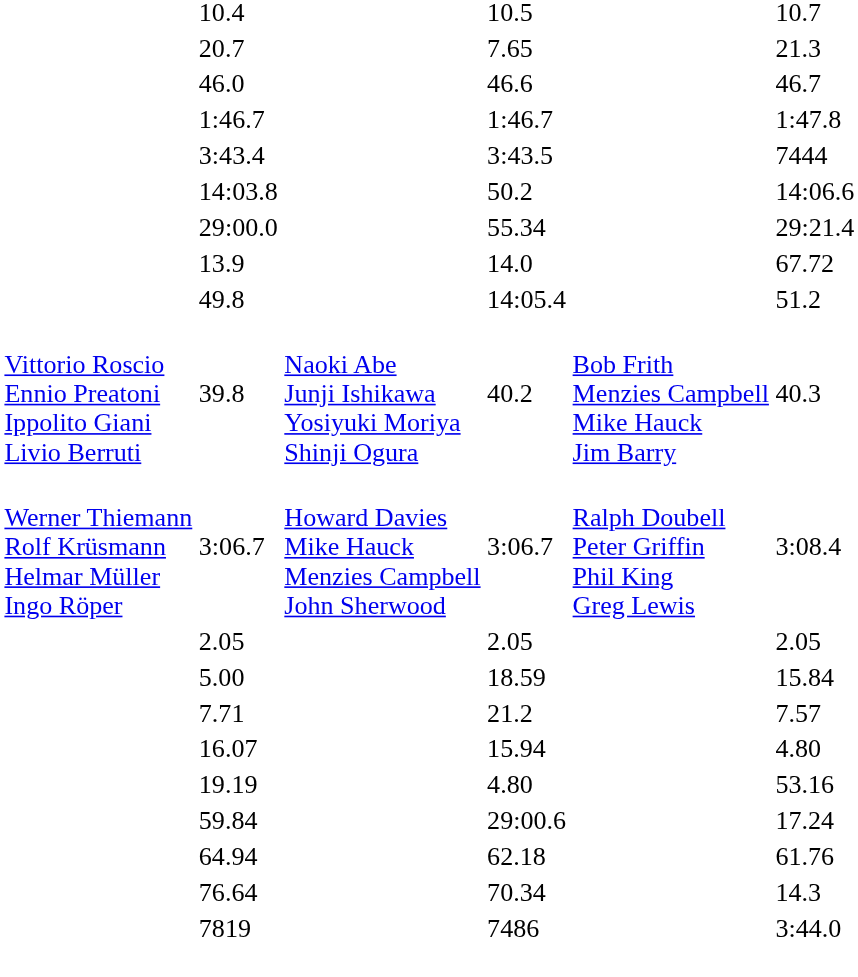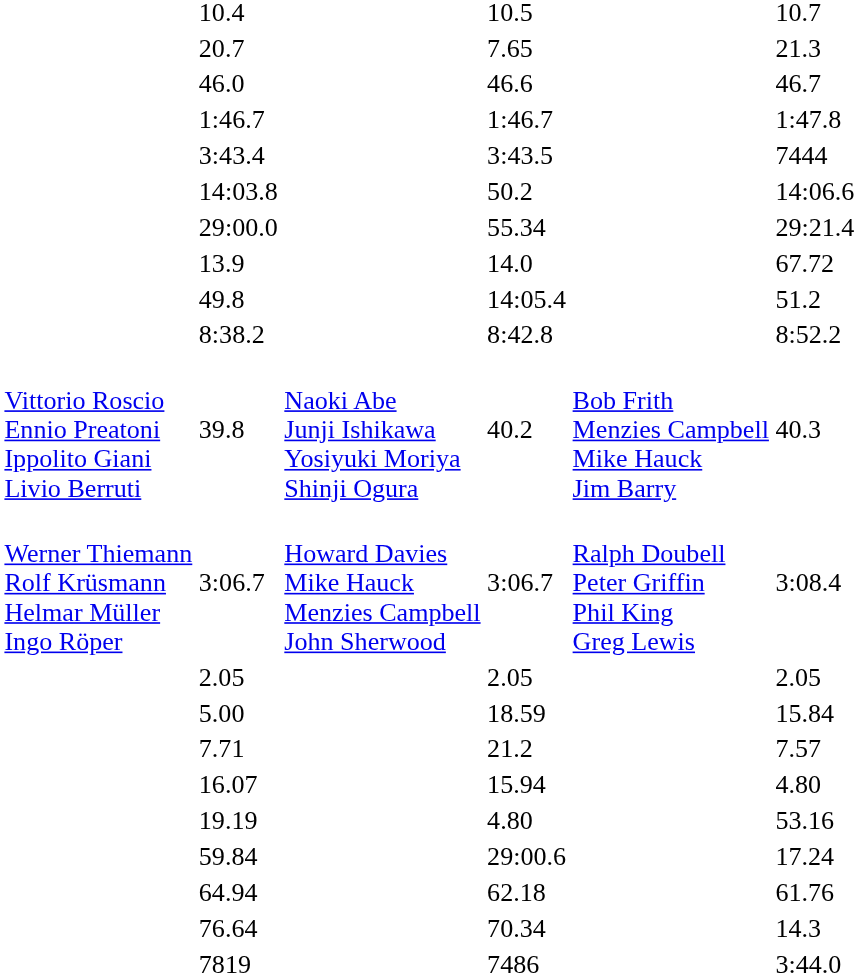+ row: (232, 334)
